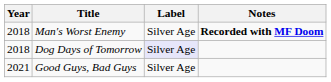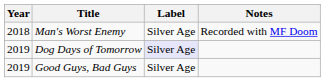(262, 31) bold -> (259, 31) normal
(18, 49) 2018 -> (18, 49) 2019
(18, 67) 2021 -> (18, 67) 2019
